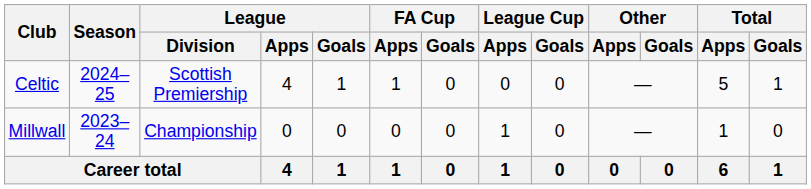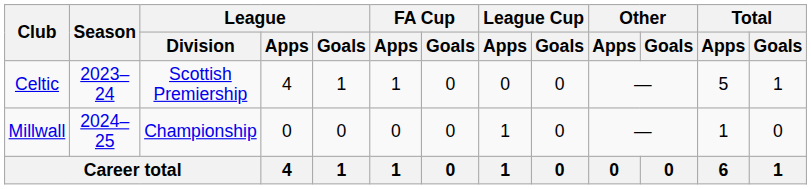(105, 84) 2024–25 -> (105, 84) 2023–24
(105, 131) 2023–24 -> (105, 131) 2024–25
